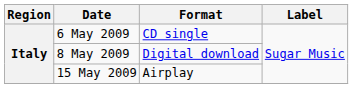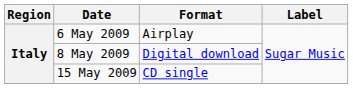(175, 34) CD single -> (168, 34) Airplay
(168, 73) Airplay -> (175, 73) CD single
